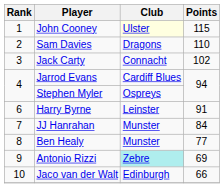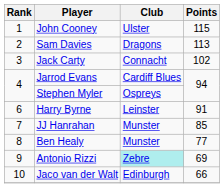(136, 28) lightyellow background -> (136, 28) no background
(202, 45) 110 -> (202, 45) 113
(202, 126) 84 -> (202, 126) 85
